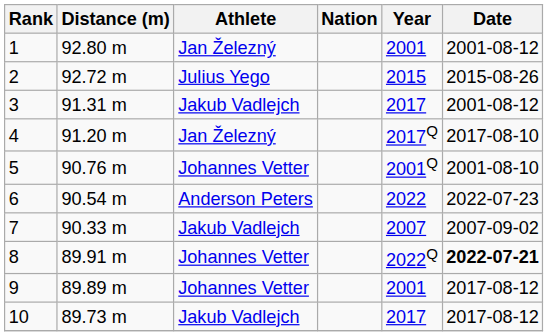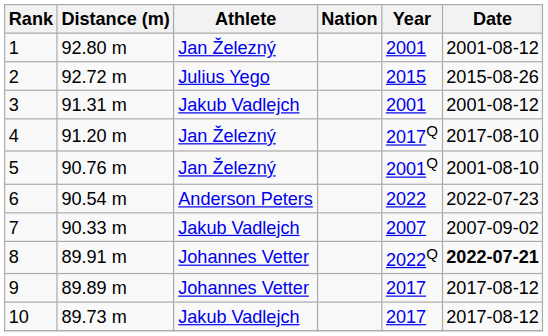(406, 105) 2017 -> (406, 105) 2001
(244, 168) Johannes Vetter -> (227, 168) Jan Železný
(406, 288) 2001 -> (406, 288) 2017
